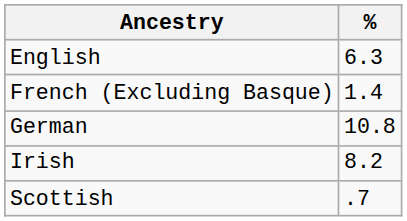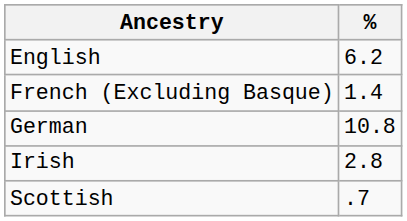(363, 58) 6.3 -> (363, 58) 6.2
(363, 163) 8.2 -> (363, 163) 2.8
